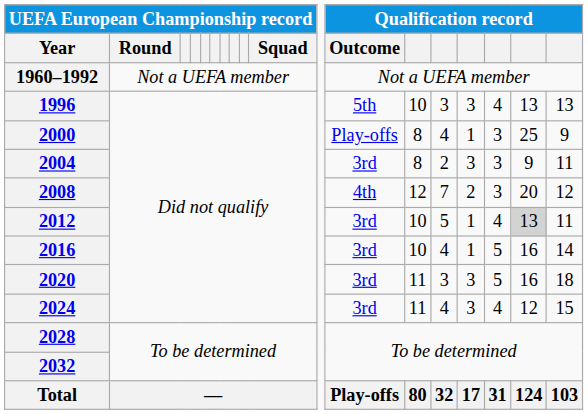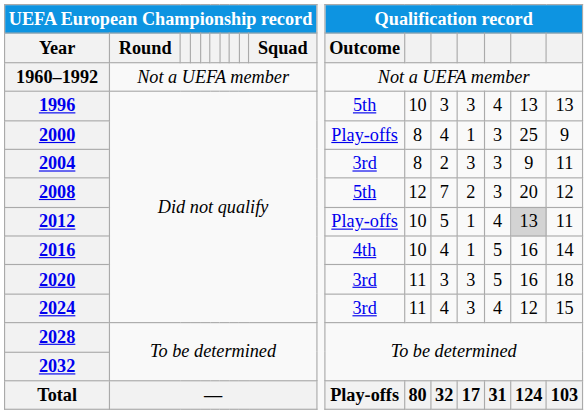(365, 192) 4th -> (365, 192) 5th
(365, 221) 3rd -> (365, 221) Play-offs
(365, 250) 3rd -> (365, 250) 4th
